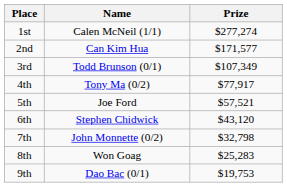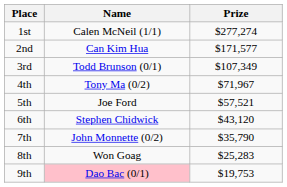(236, 84) $77,917 -> (236, 84) $71,967
(236, 137) $32,798 -> (236, 137) $35,790
(117, 173) no background -> (117, 173) pink background
